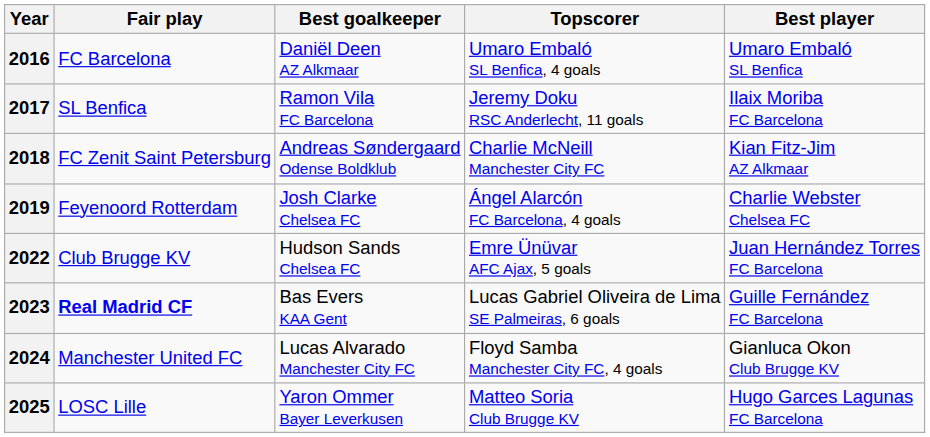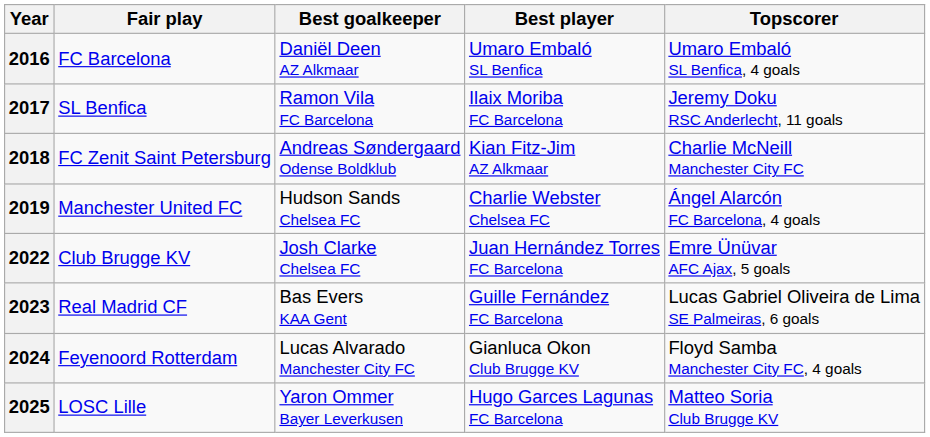columns swapped: (824, 19) <-> (595, 19)
(148, 208) Feyenoord Rotterdam -> (150, 208) Manchester United FC
(328, 208) Josh Clarke Chelsea FC -> (340, 208) Hudson Sands Chelsea FC
(340, 258) Hudson Sands Chelsea FC -> (328, 258) Josh Clarke Chelsea FC
(125, 308) bold -> (123, 308) normal
(150, 357) Manchester United FC -> (148, 357) Feyenoord Rotterdam
